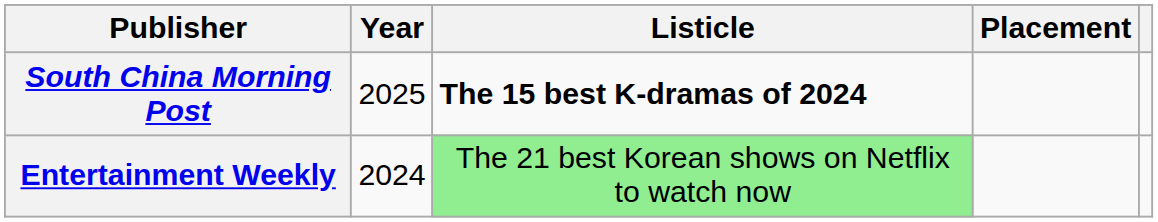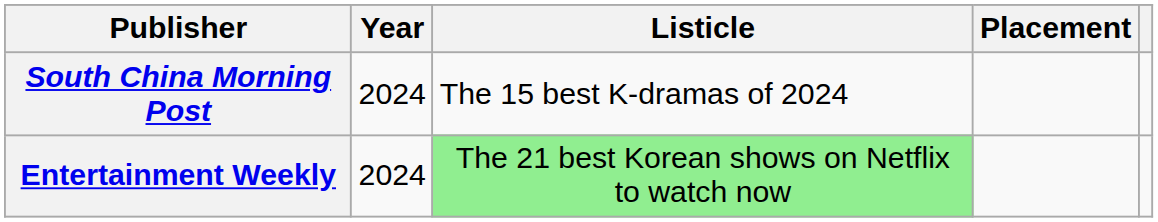(392, 93) 2025 -> (392, 93) 2024
(653, 93) bold -> (644, 93) normal
